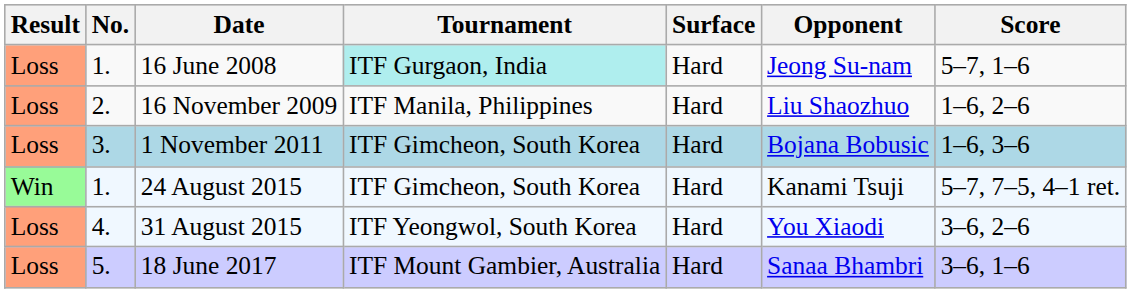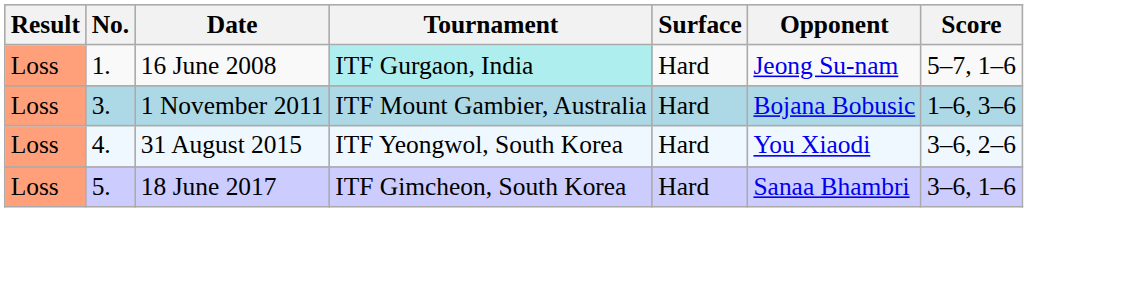- row: (239, 105)
(495, 145) ITF Gimcheon, South Korea -> (491, 105) ITF Mount Gambier, Australia
- row: (221, 186)
(505, 266) ITF Mount Gambier, Australia -> (481, 186) ITF Gimcheon, South Korea
